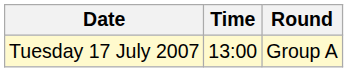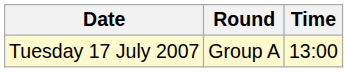columns swapped: (233, 19) <-> (302, 19)
